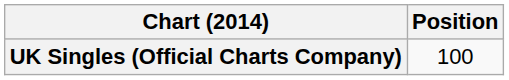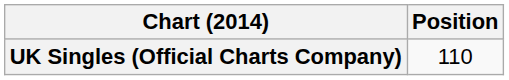(455, 56) 100 -> (455, 56) 110
